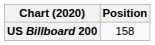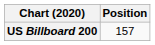(125, 31) 158 -> (125, 31) 157
